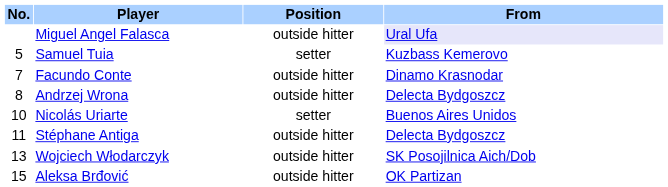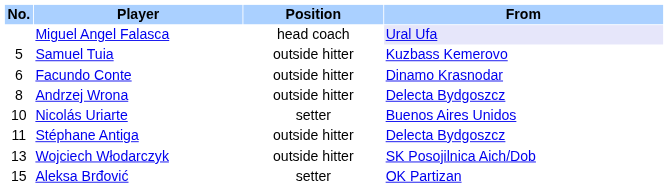(313, 34) outside hitter -> (313, 34) head coach
(313, 55) setter -> (313, 55) outside hitter
(19, 75) 7 -> (19, 75) 6
(313, 176) outside hitter -> (313, 176) setter
